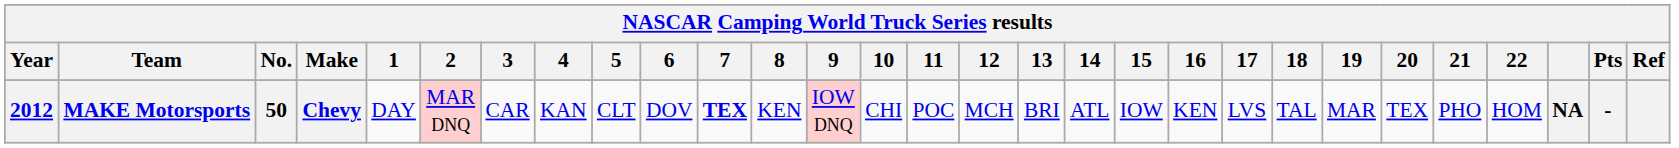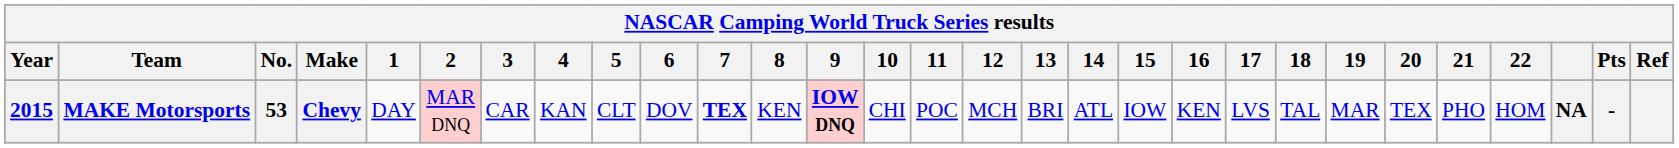(32, 110) 2012 -> (32, 110) 2015
(276, 110) 50 -> (276, 110) 53
(833, 110) normal -> (835, 110) bold
